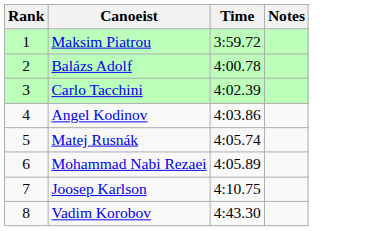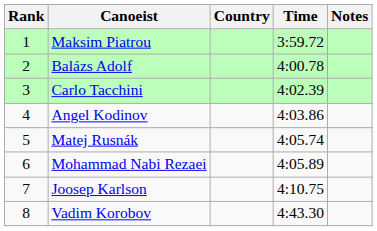+ column: (242, 16)
